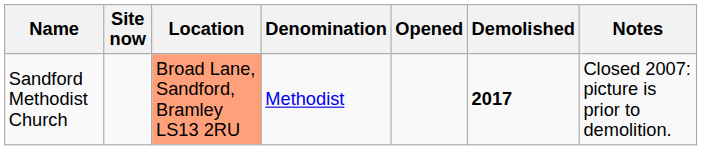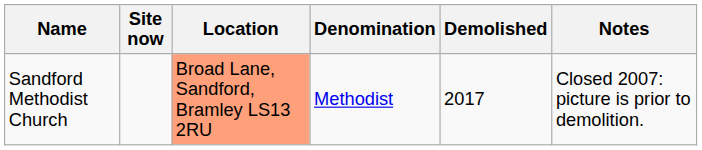- column: (429, 29)
(492, 99) bold -> (464, 99) normal
